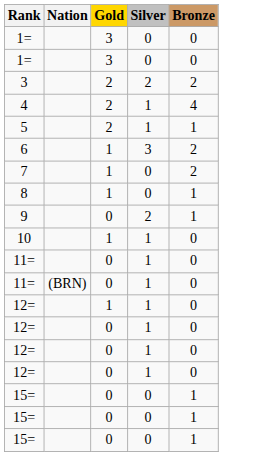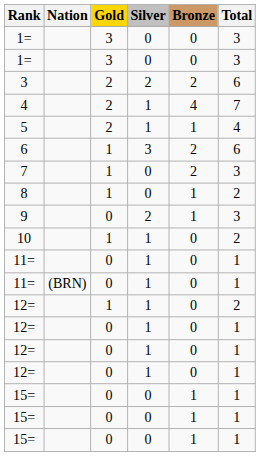+ column: (237, 15)
